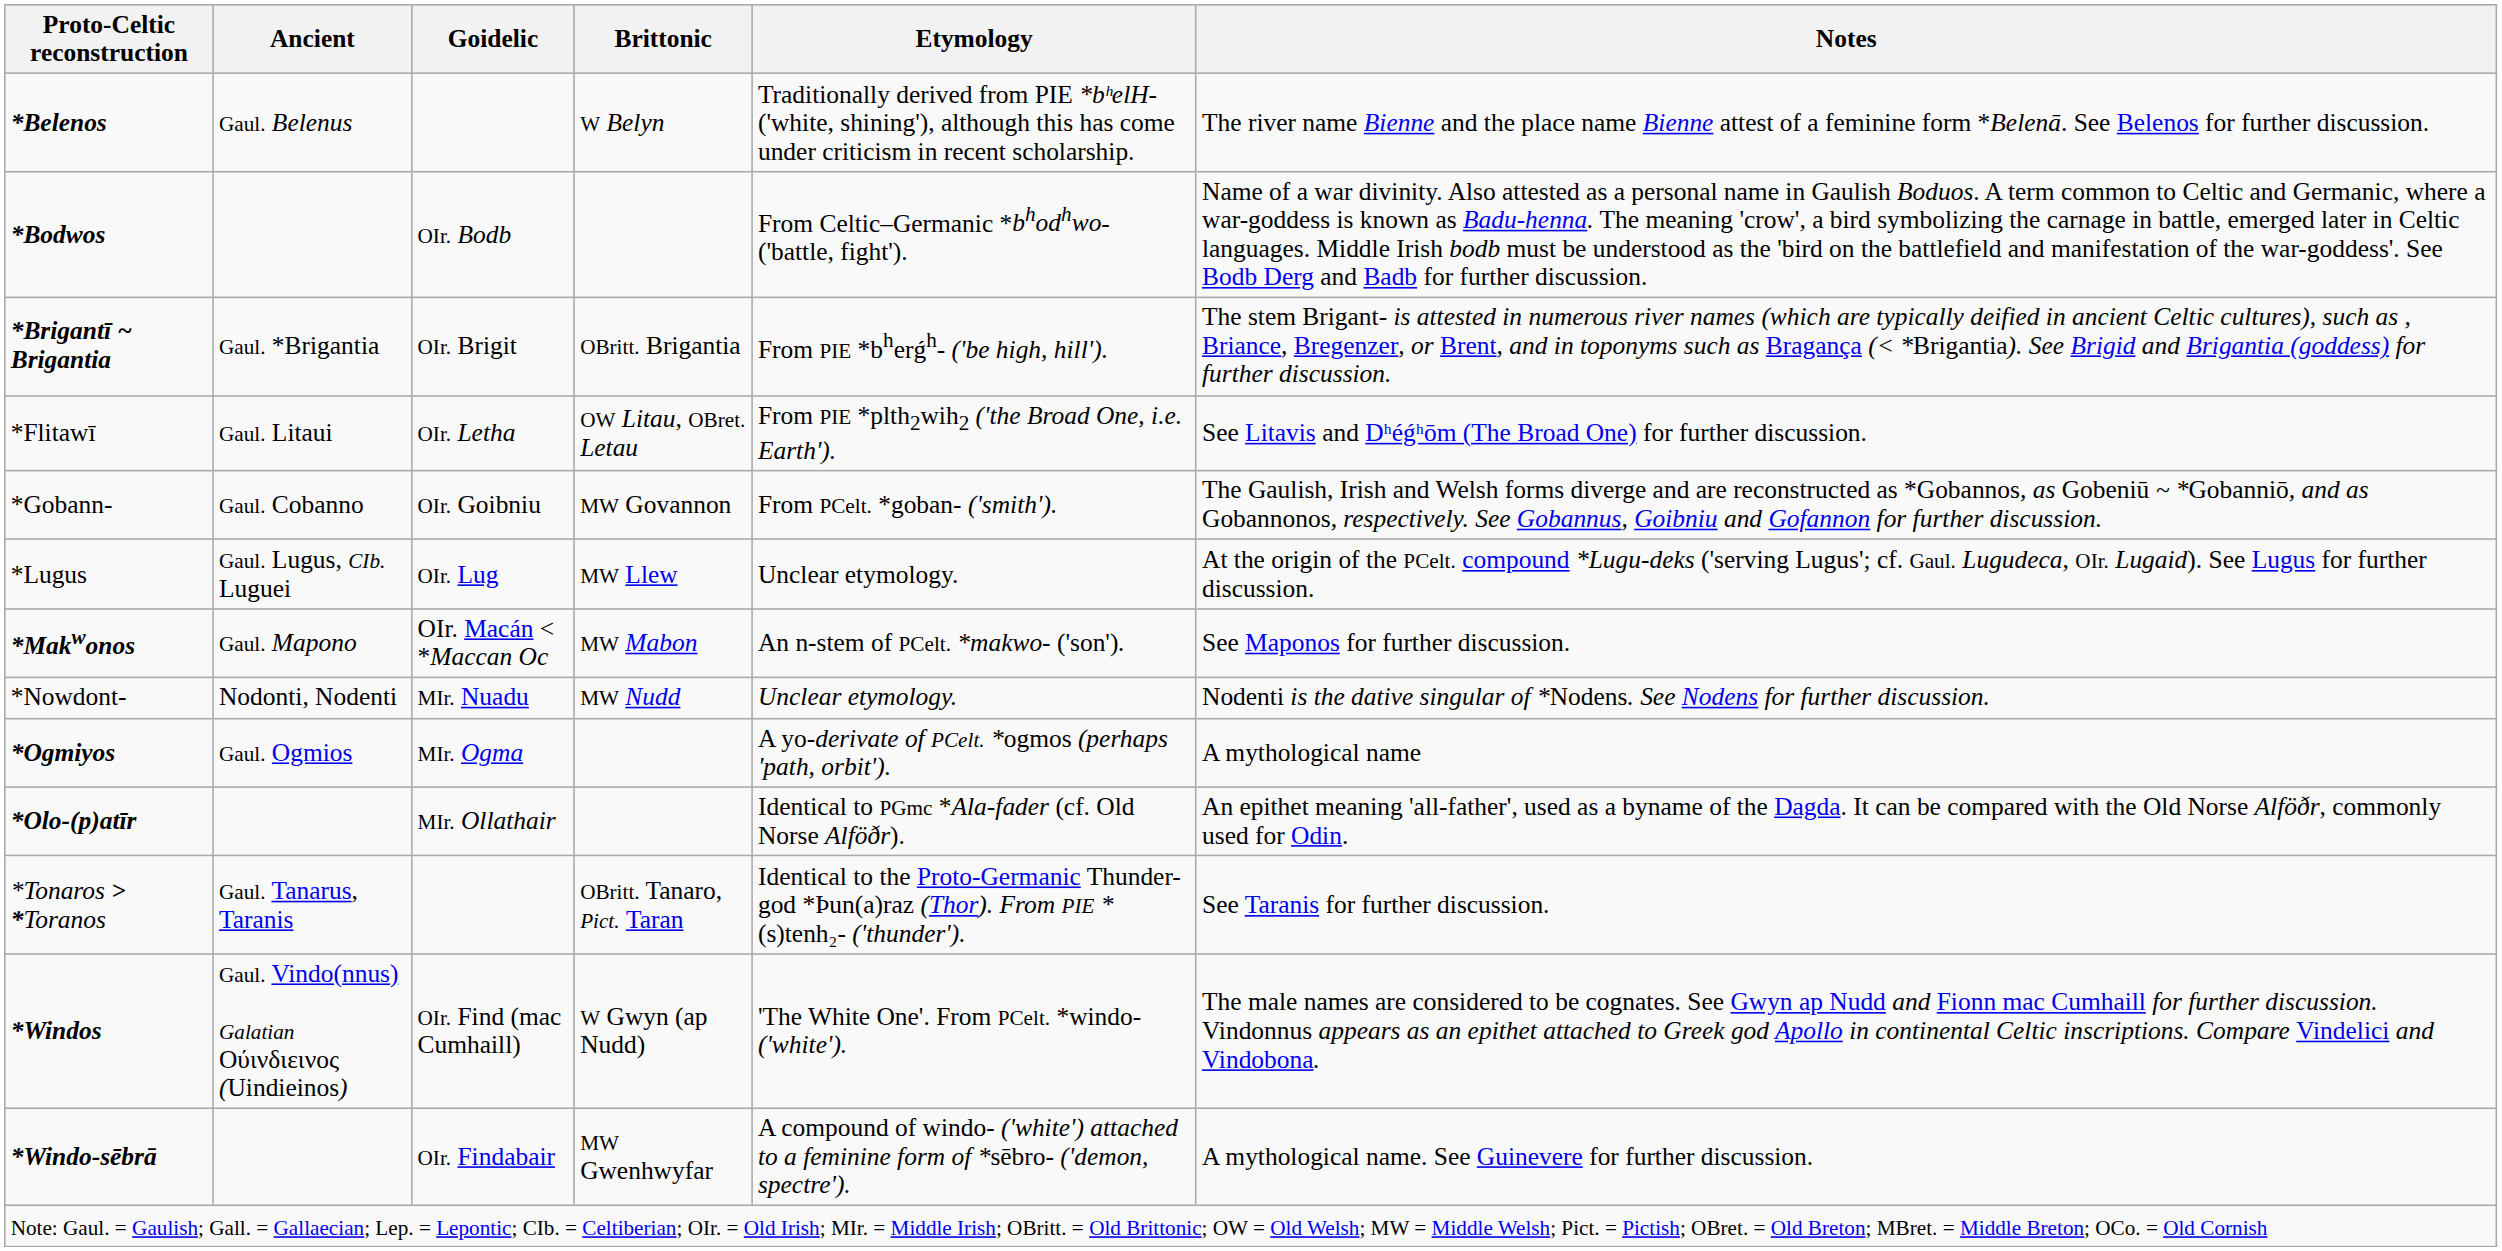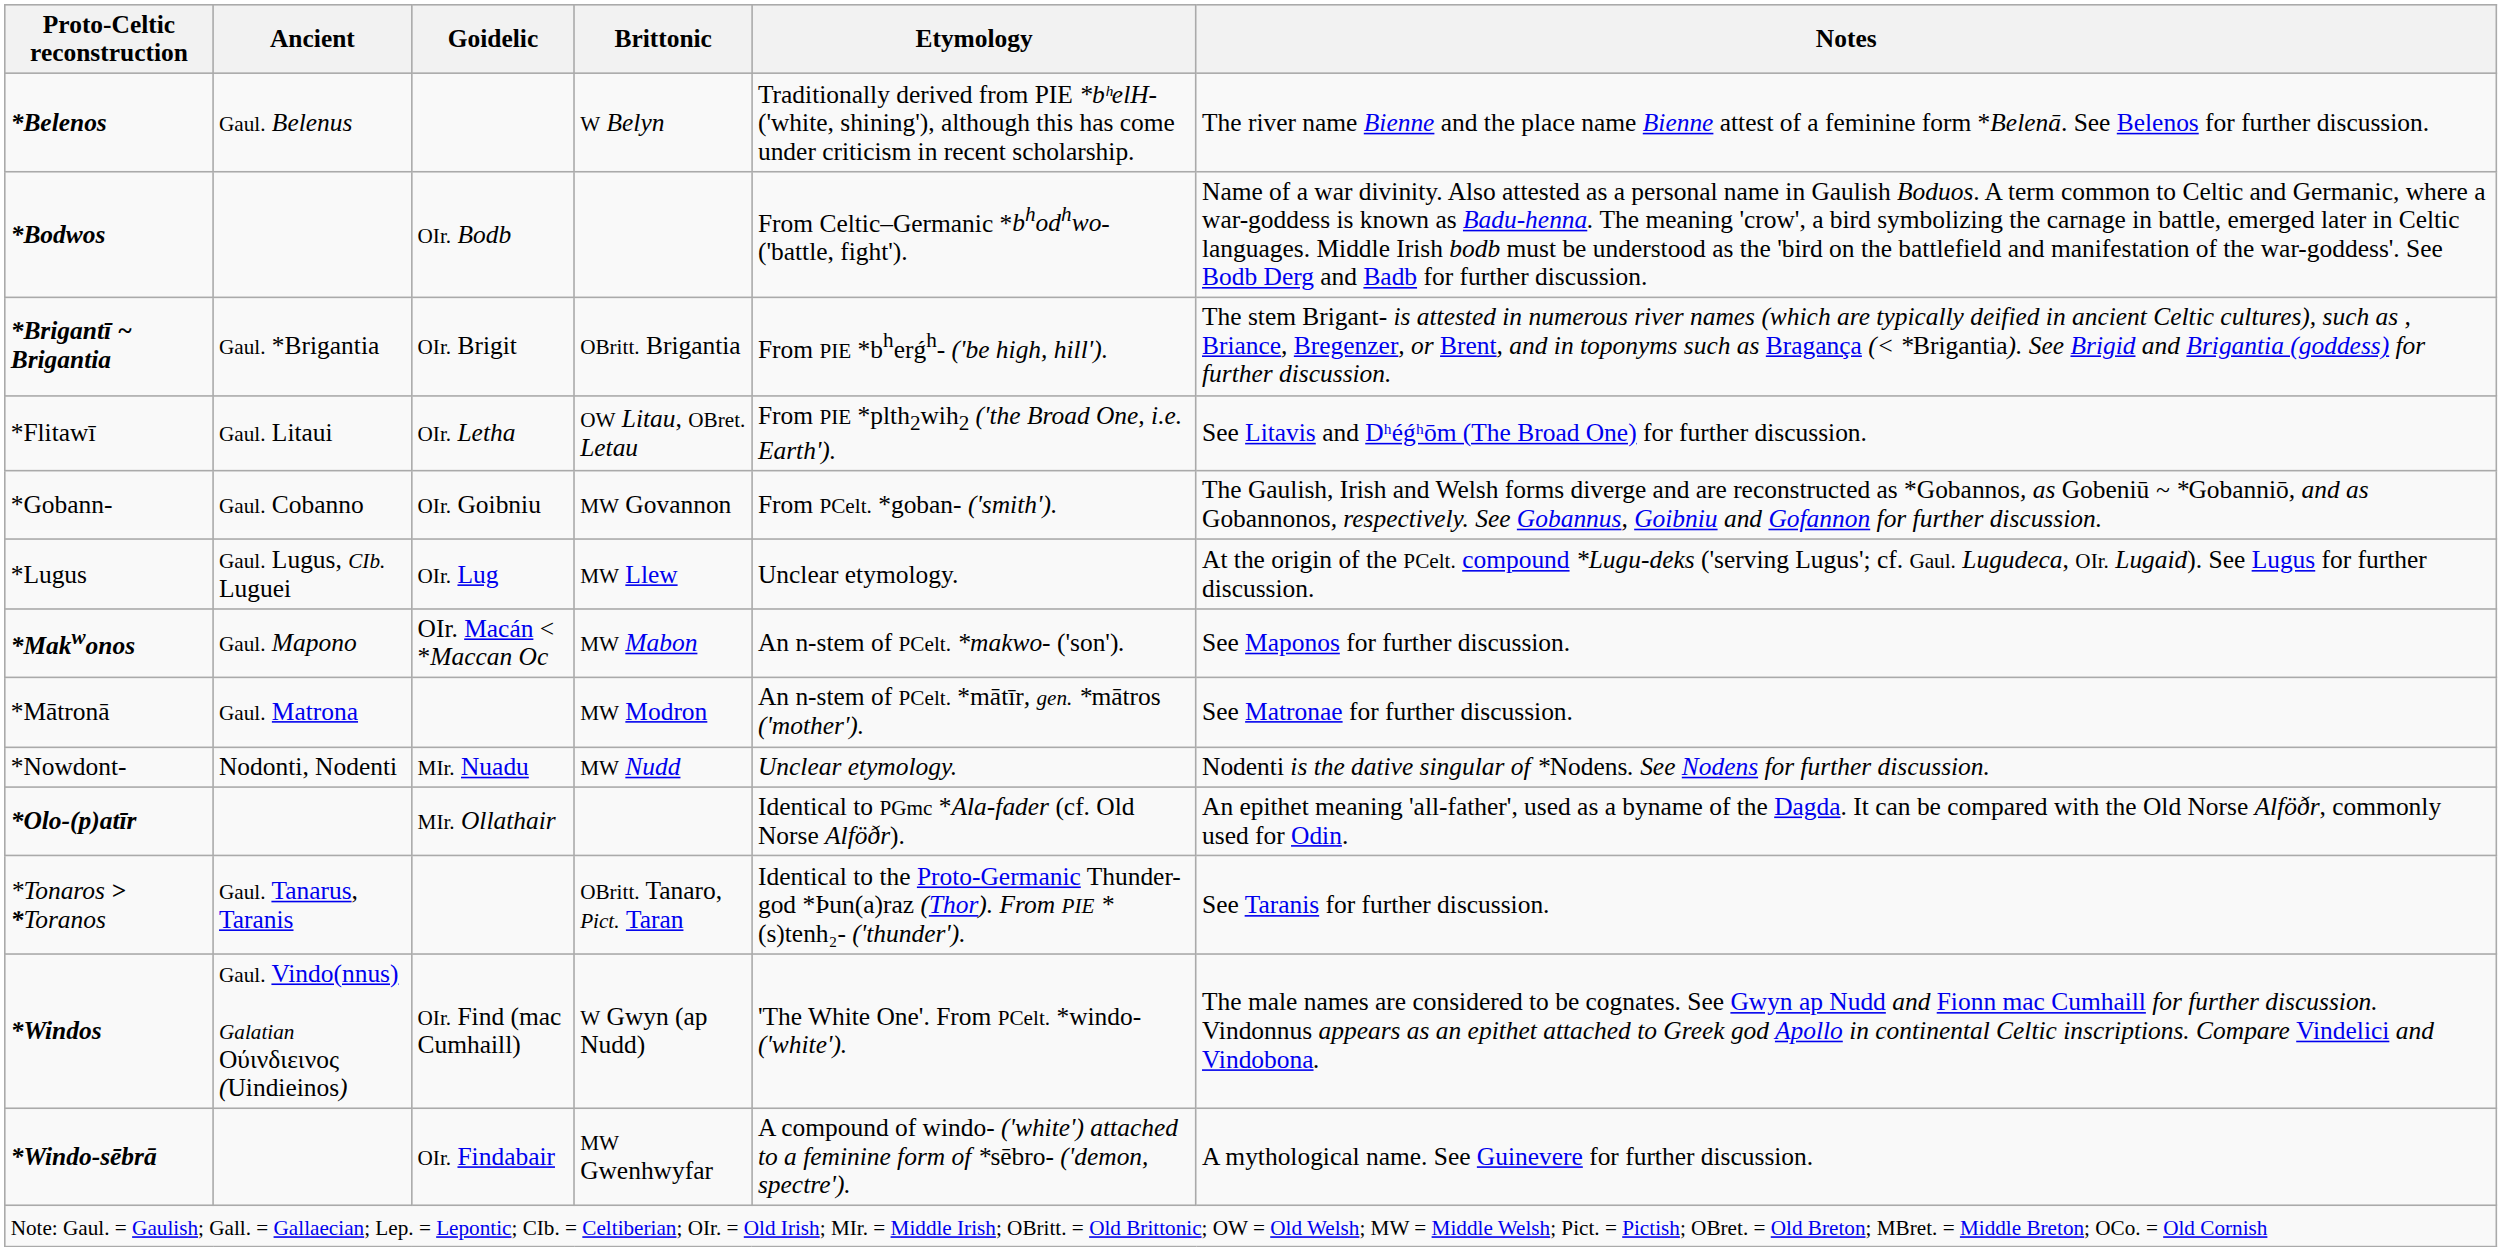+ row: (60, 711)
- row: (63, 752)
